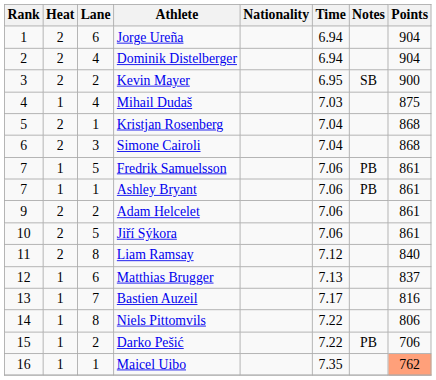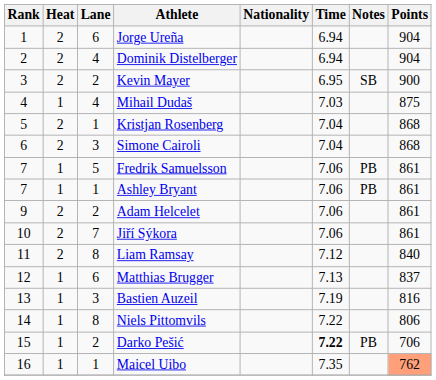(96, 233) 5 -> (96, 233) 7
(96, 299) 7 -> (96, 299) 3
(331, 299) 7.17 -> (331, 299) 7.19
(331, 342) normal -> (331, 342) bold
